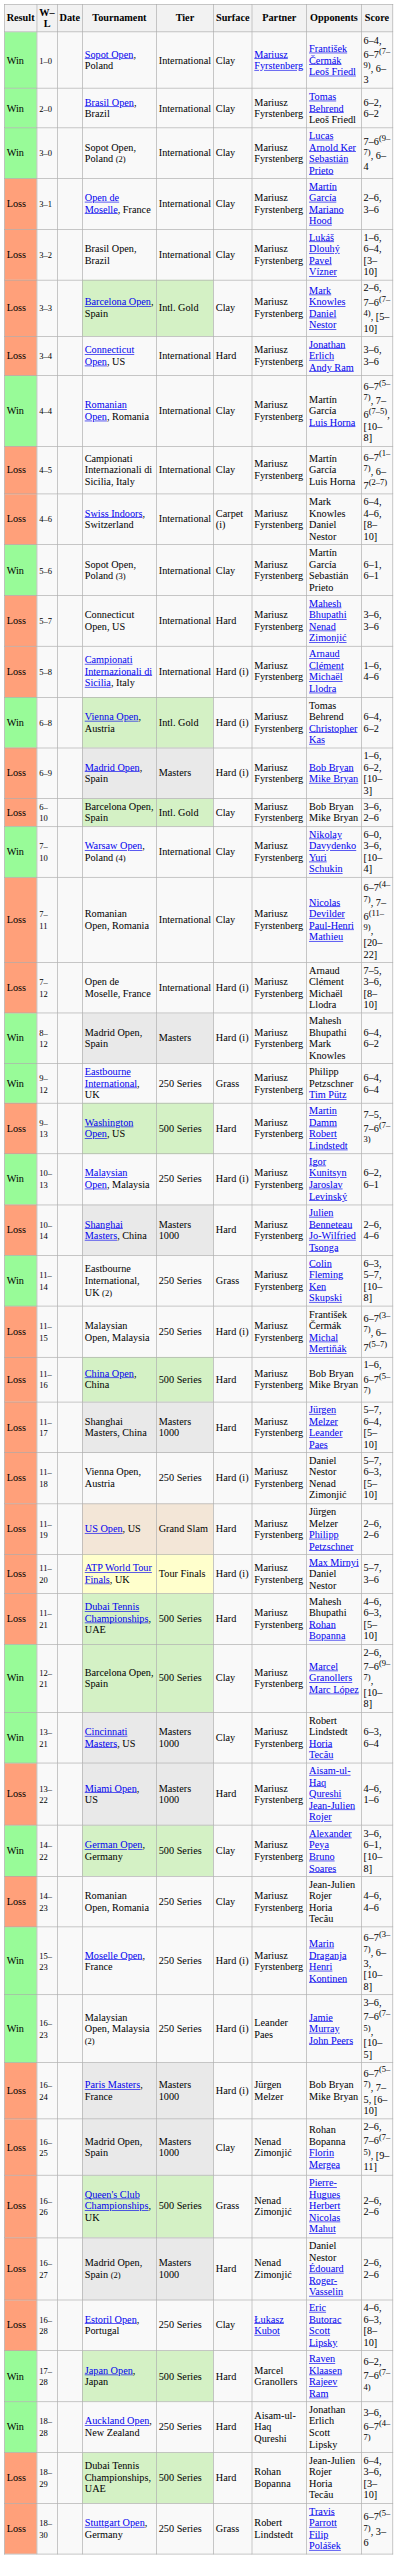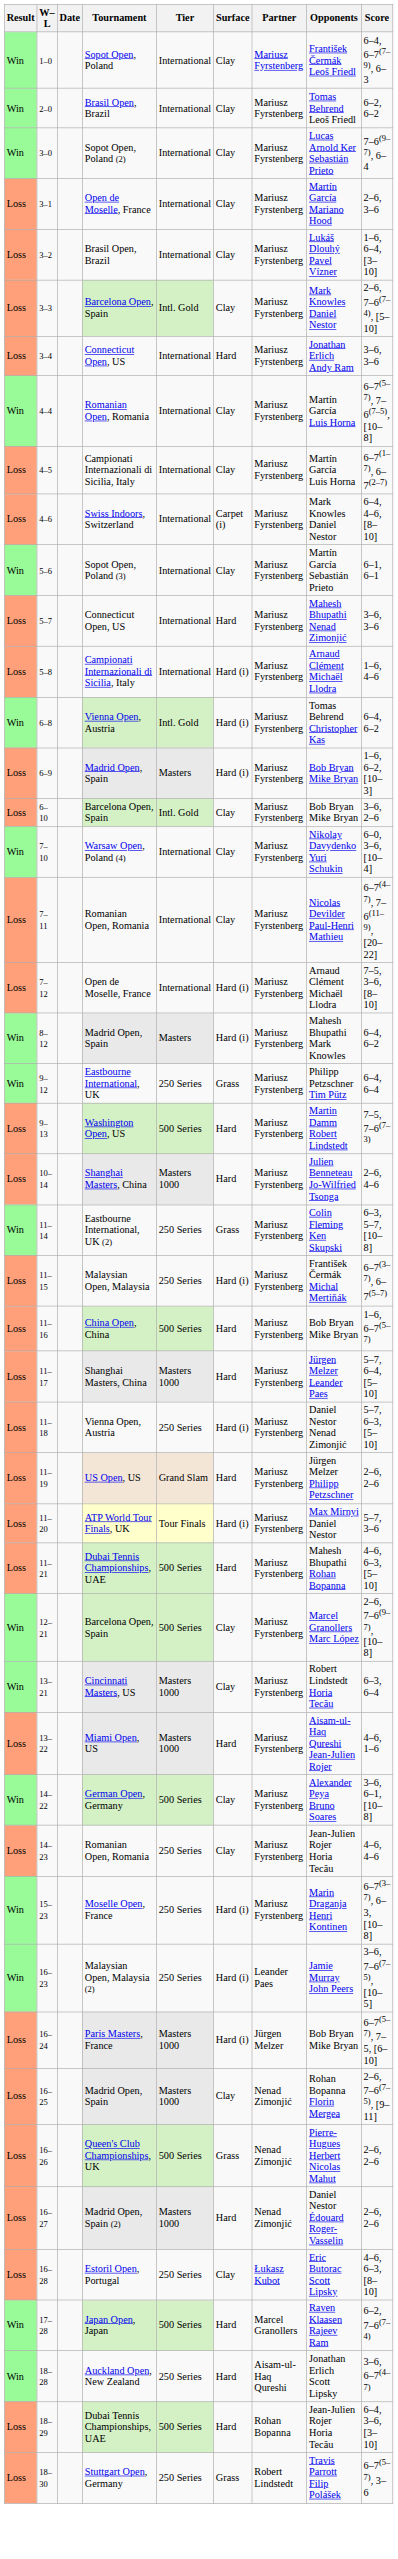- row: (46, 1180)
